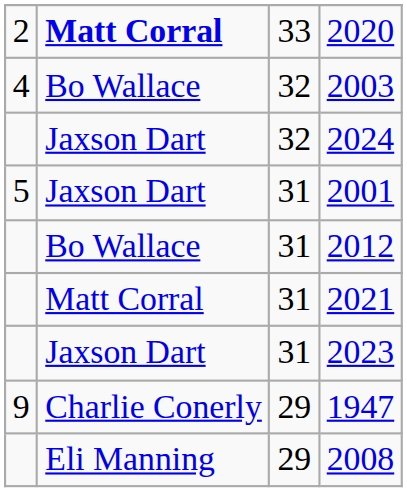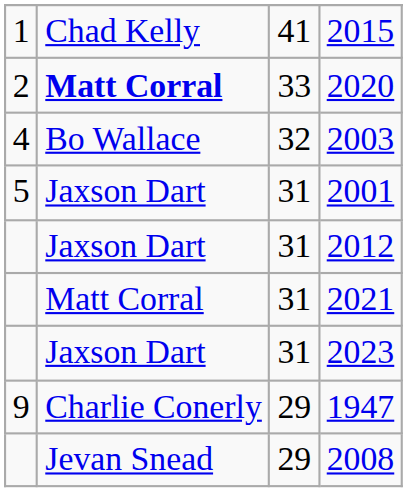+ row: (360, 31)
- row: (360, 138)
(123, 245) Bo Wallace -> (125, 245) Jaxson Dart
(130, 459) Eli Manning -> (129, 459) Jevan Snead
